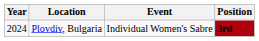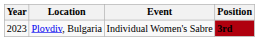(17, 28) 2024 -> (17, 28) 2023
